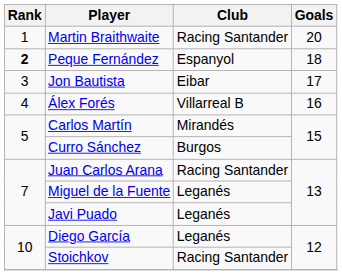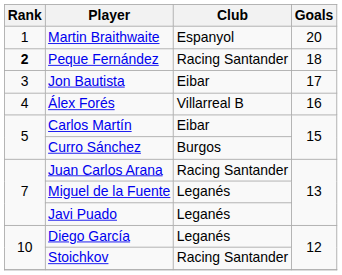(232, 37) Racing Santander -> (205, 37) Espanyol
(205, 59) Espanyol -> (232, 59) Racing Santander
(205, 125) Mirandés -> (193, 125) Eibar
